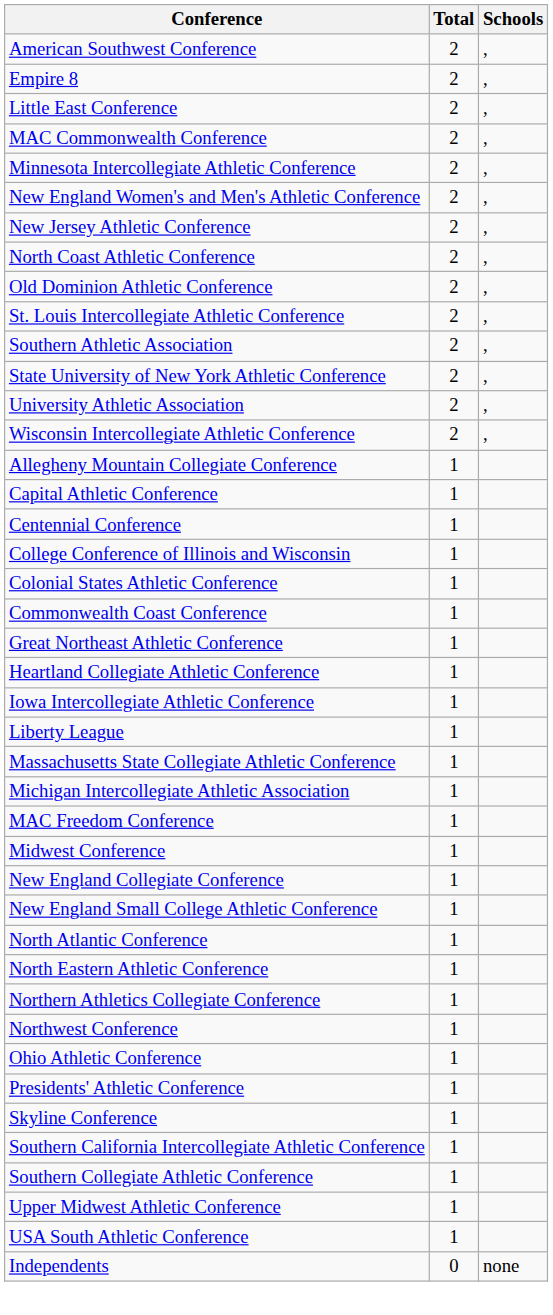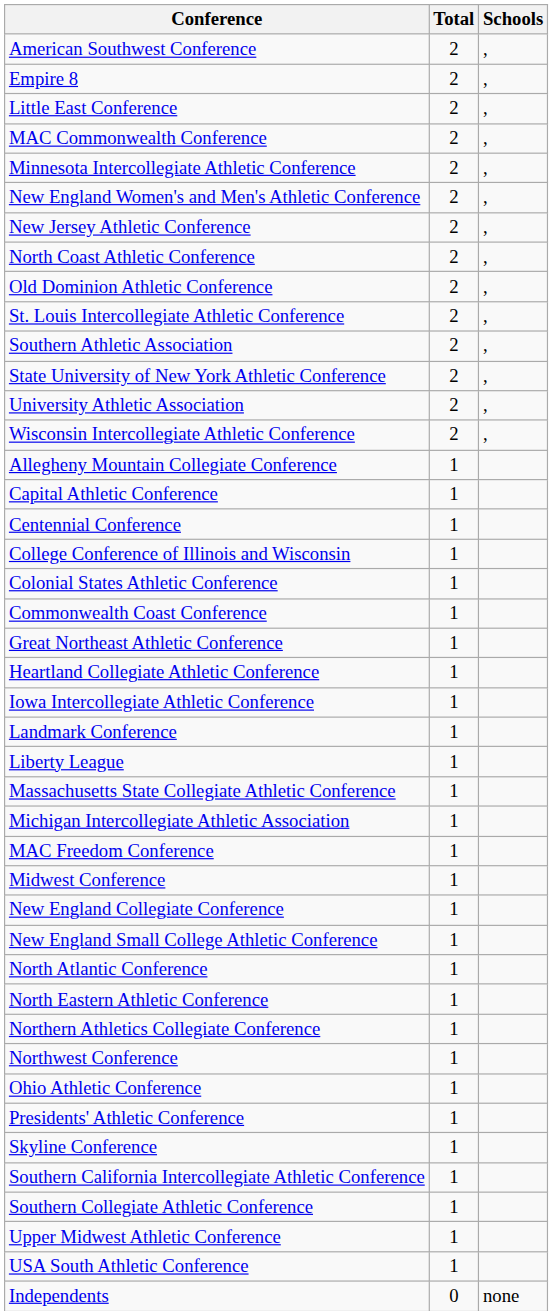+ row: (93, 731)
